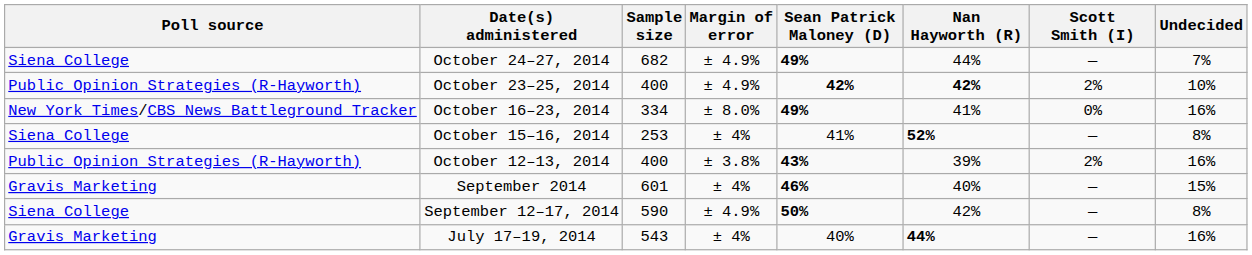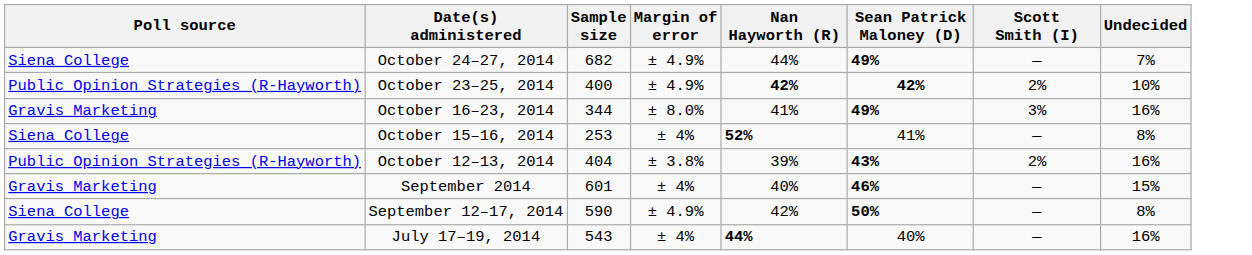columns swapped: (840, 26) <-> (966, 26)
(213, 111) New York Times/CBS News Battleground Tracker -> (83, 111) Gravis Marketing
(654, 111) 334 -> (599, 111) 344
(1093, 111) 0% -> (1037, 111) 3%
(654, 161) 400 -> (599, 161) 404
